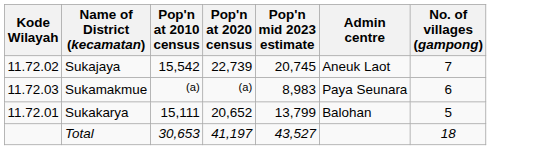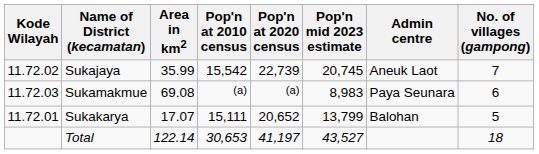+ column: (174, 32)
